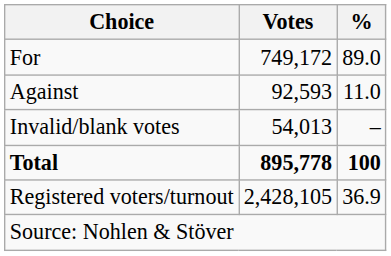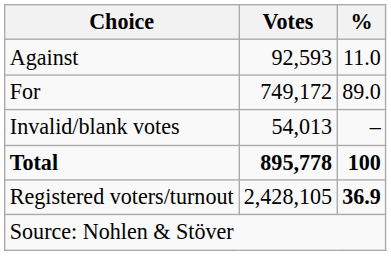rows swapped: (25, 57) <-> (44, 92)
(362, 197) normal -> (362, 197) bold
